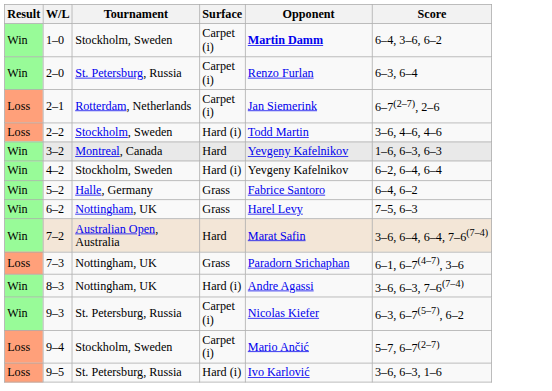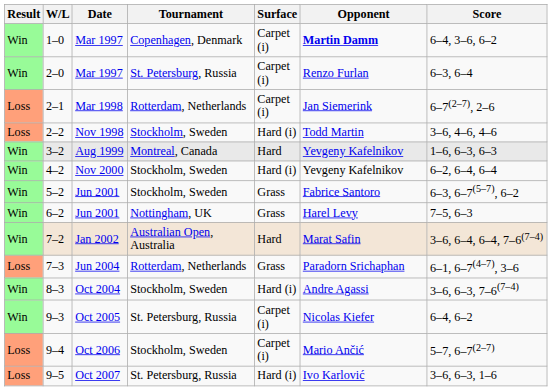+ column: (100, 14)
(124, 40) Stockholm, Sweden -> (186, 40) Copenhagen, Denmark
(114, 190) Halle, Germany -> (179, 191) Stockholm, Sweden
(396, 190) 6–4, 6–2 -> (474, 191) 6–3, 6–7(5–7), 6–2
(116, 263) Nottingham, UK -> (188, 266) Rotterdam, Netherlands
(116, 285) Nottingham, UK -> (179, 289) Stockholm, Sweden
(419, 313) 6–3, 6–7(5–7), 6–2 -> (451, 316) 6–4, 6–2
